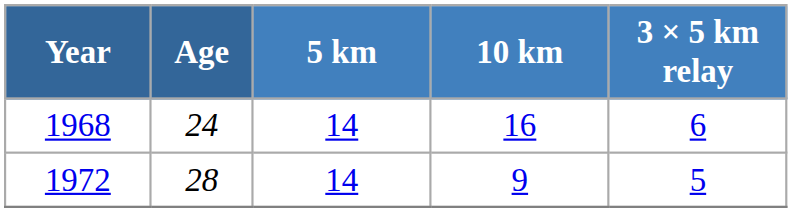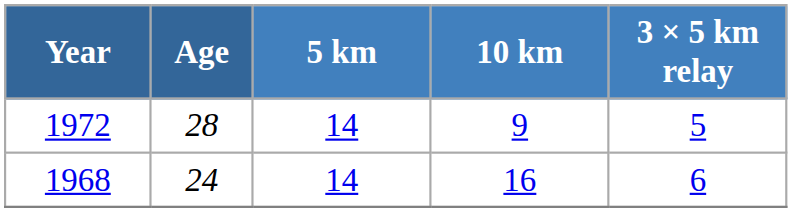rows swapped: (78, 125) <-> (78, 179)
